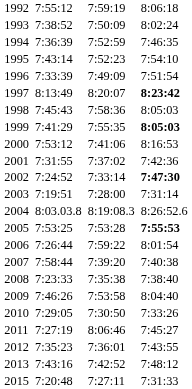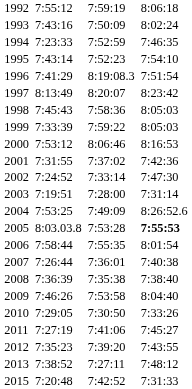(54, 25) 7:38:52 -> (54, 25) 7:43:16
(54, 42) 7:36:39 -> (54, 42) 7:23:33
(54, 76) 7:33:39 -> (54, 76) 7:41:29
(107, 76) 7:49:09 -> (111, 76) 8:19:08.3
(160, 93) bold -> (160, 93) normal
(54, 126) 7:41:29 -> (54, 126) 7:33:39
(107, 126) 7:55:35 -> (107, 126) 7:59:22
(160, 126) bold -> (160, 126) normal
(107, 143) 7:41:06 -> (107, 143) 8:06:46
(160, 177) bold -> (160, 177) normal
(58, 211) 8:03.03.8 -> (54, 211) 7:53:25
(111, 211) 8:19:08.3 -> (107, 211) 7:49:09
(54, 228) 7:53:25 -> (58, 228) 8:03.03.8
(54, 245) 7:26:44 -> (54, 245) 7:58:44
(107, 245) 7:59:22 -> (107, 245) 7:55:35
(54, 262) 7:58:44 -> (54, 262) 7:26:44
(107, 262) 7:39:20 -> (107, 262) 7:36:01
(54, 279) 7:23:33 -> (54, 279) 7:36:39
(107, 330) 8:06:46 -> (107, 330) 7:41:06
(107, 347) 7:36:01 -> (107, 347) 7:39:20
(54, 364) 7:43:16 -> (54, 364) 7:38:52
(107, 364) 7:42:52 -> (106, 364) 7:27:11
(106, 381) 7:27:11 -> (107, 381) 7:42:52
